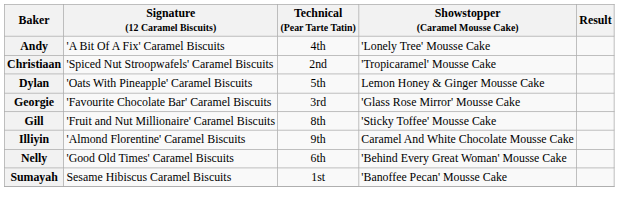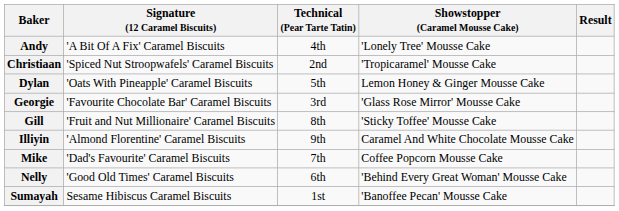+ row: (34, 158)
